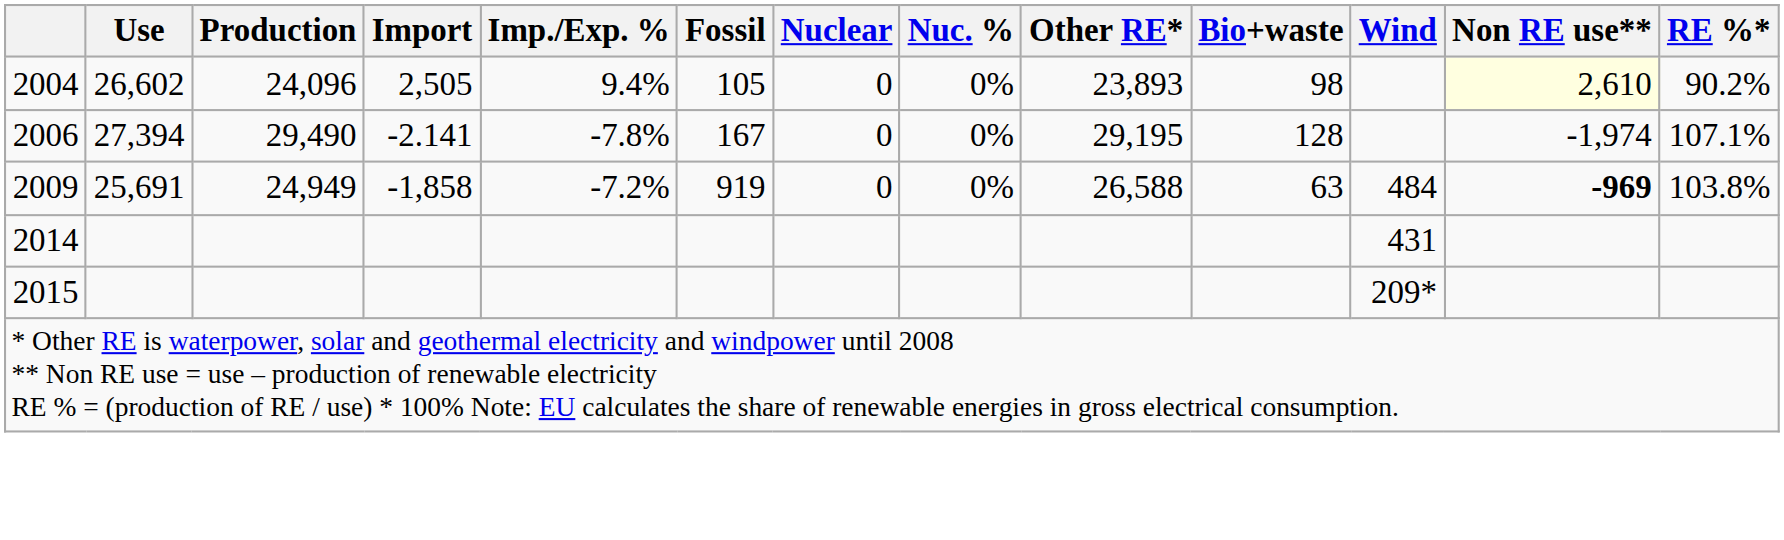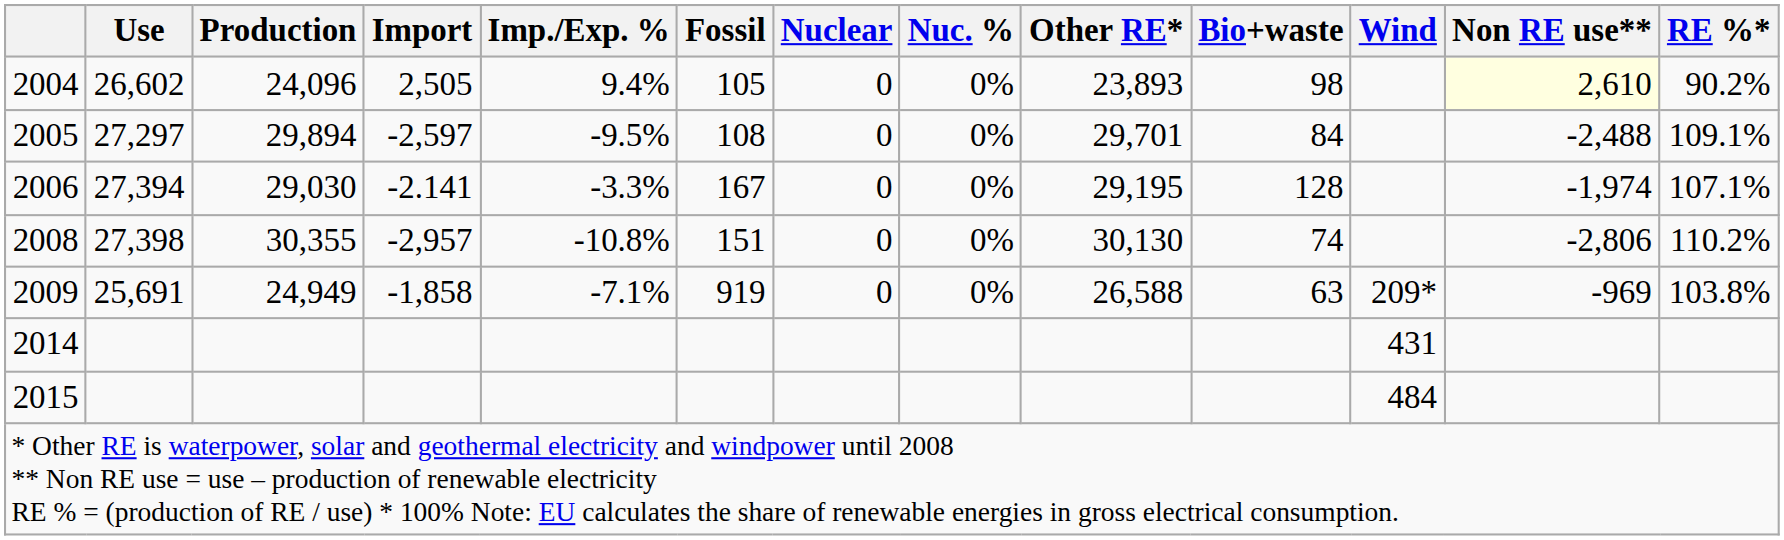+ row: (46, 135)
(311, 135) 29,490 -> (311, 187) 29,030
(630, 135) -7.8% -> (630, 187) -3.3%
+ row: (46, 239)
(630, 187) -7.2% -> (630, 291) -7.1%
(1412, 187) 484 -> (1404, 291) 209*
(1622, 187) bold -> (1622, 291) normal
(1404, 291) 209* -> (1412, 396) 484
